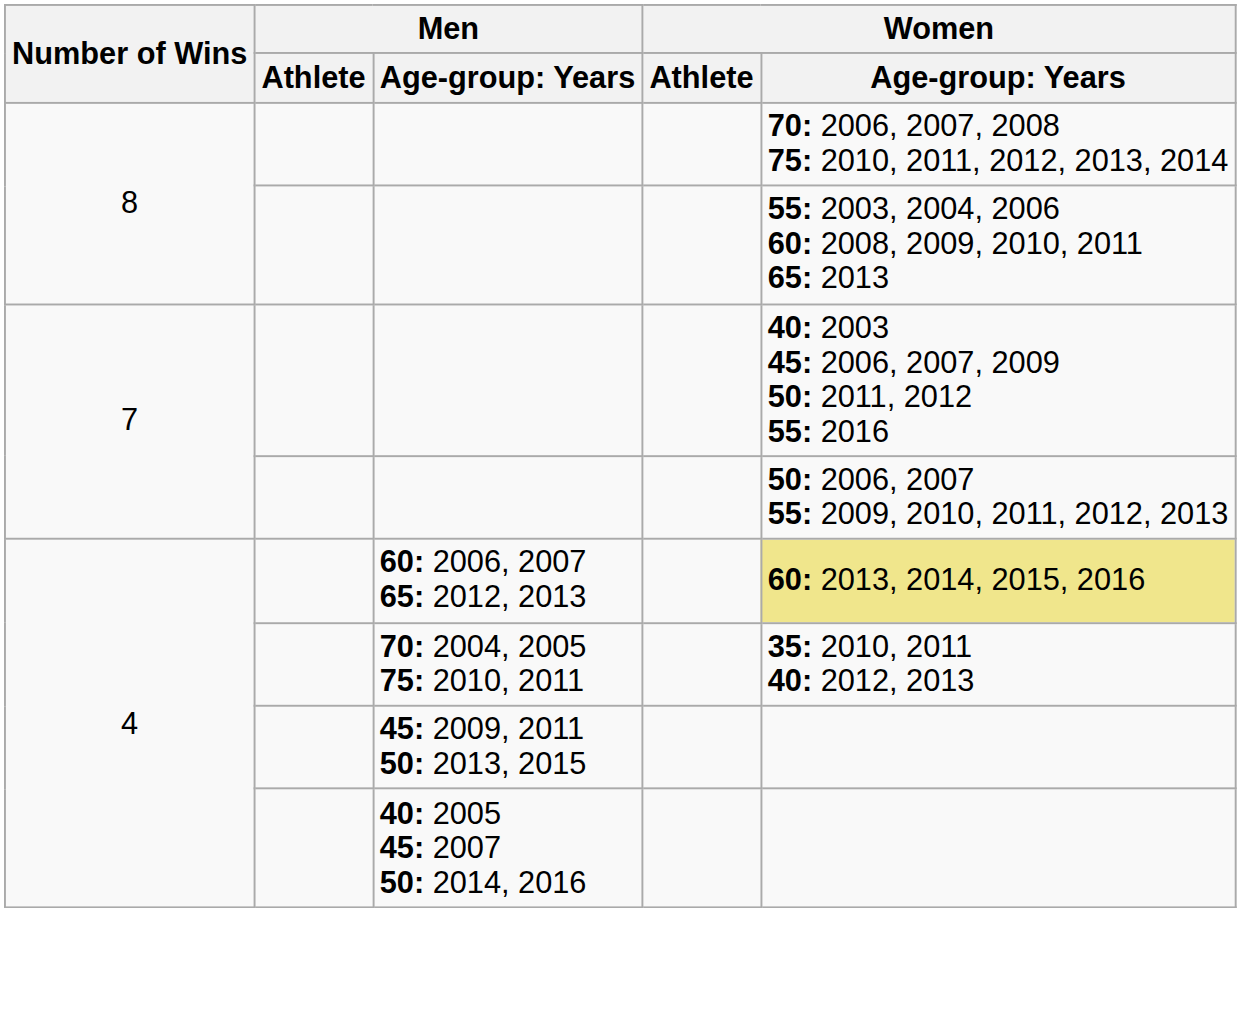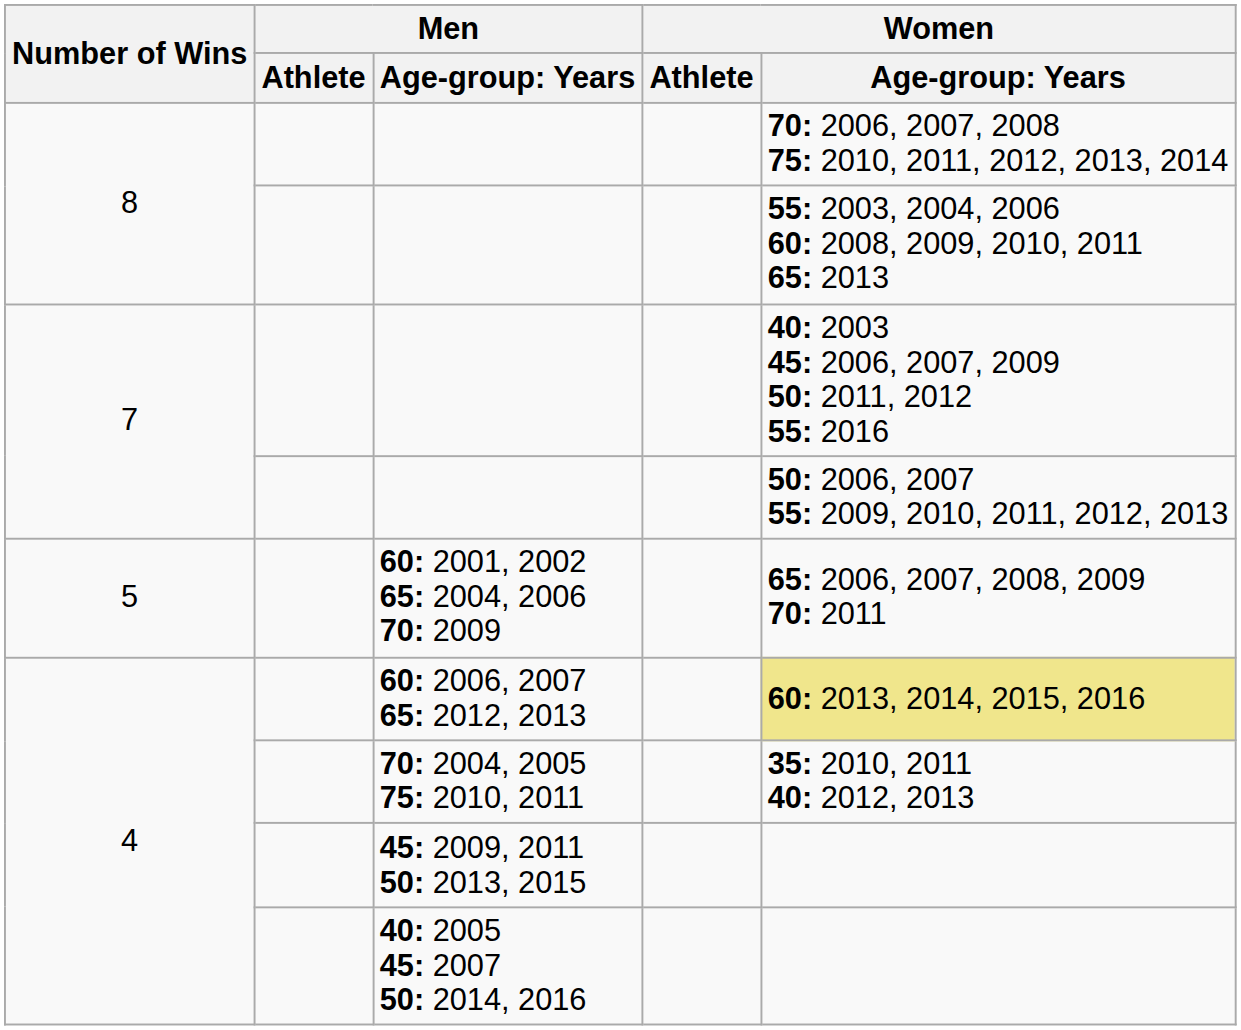+ row: (130, 597)
